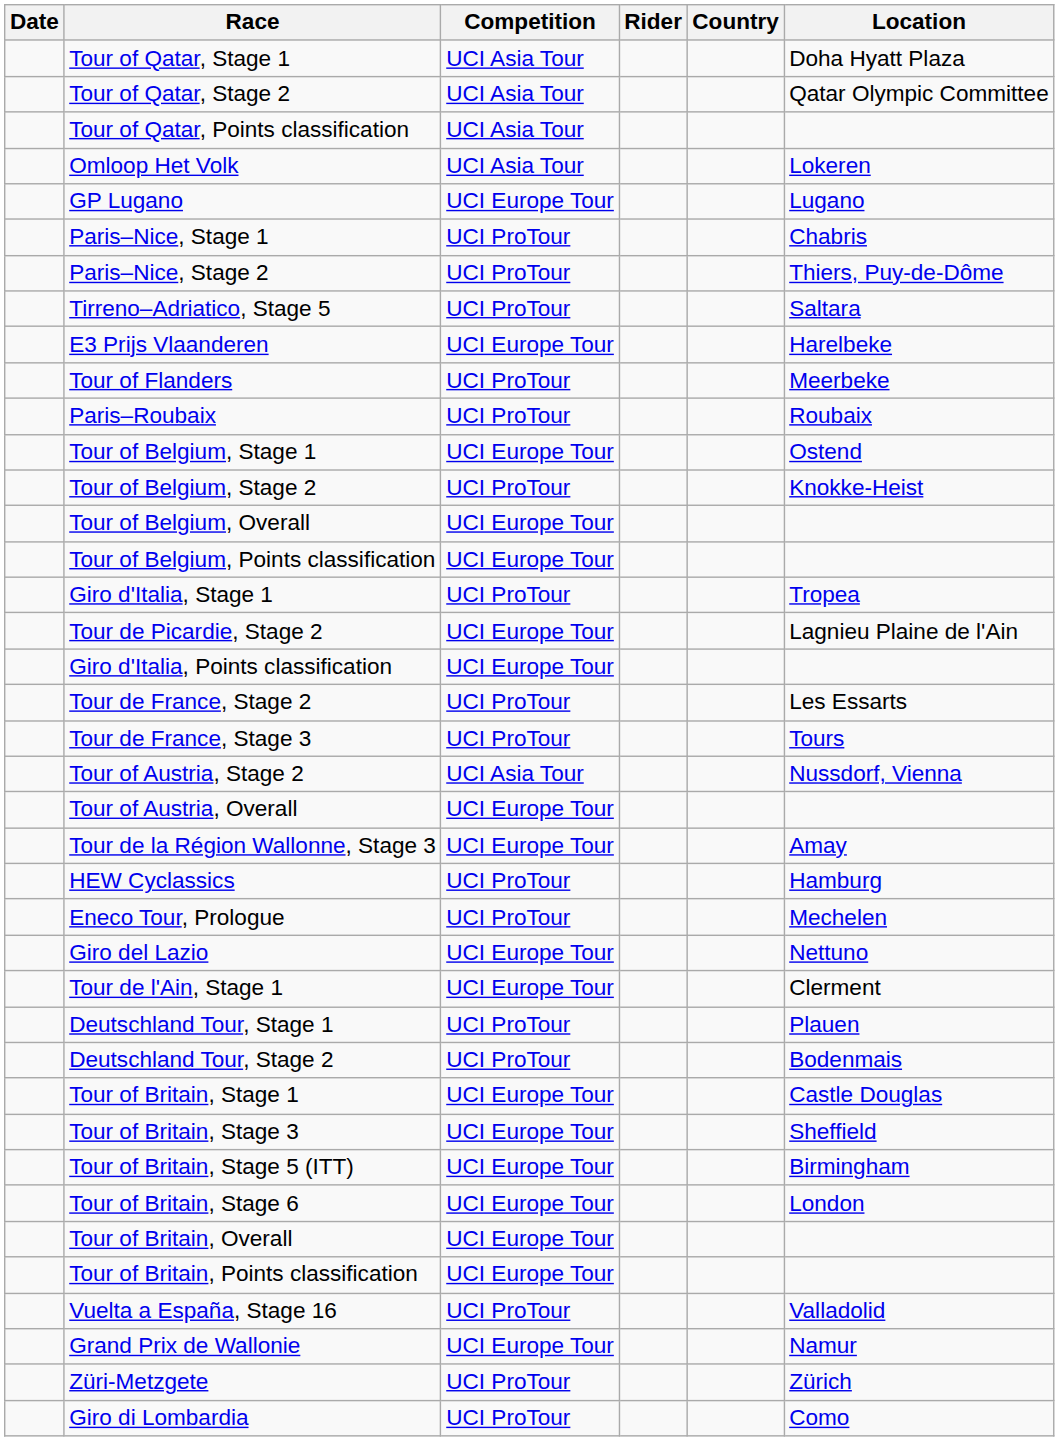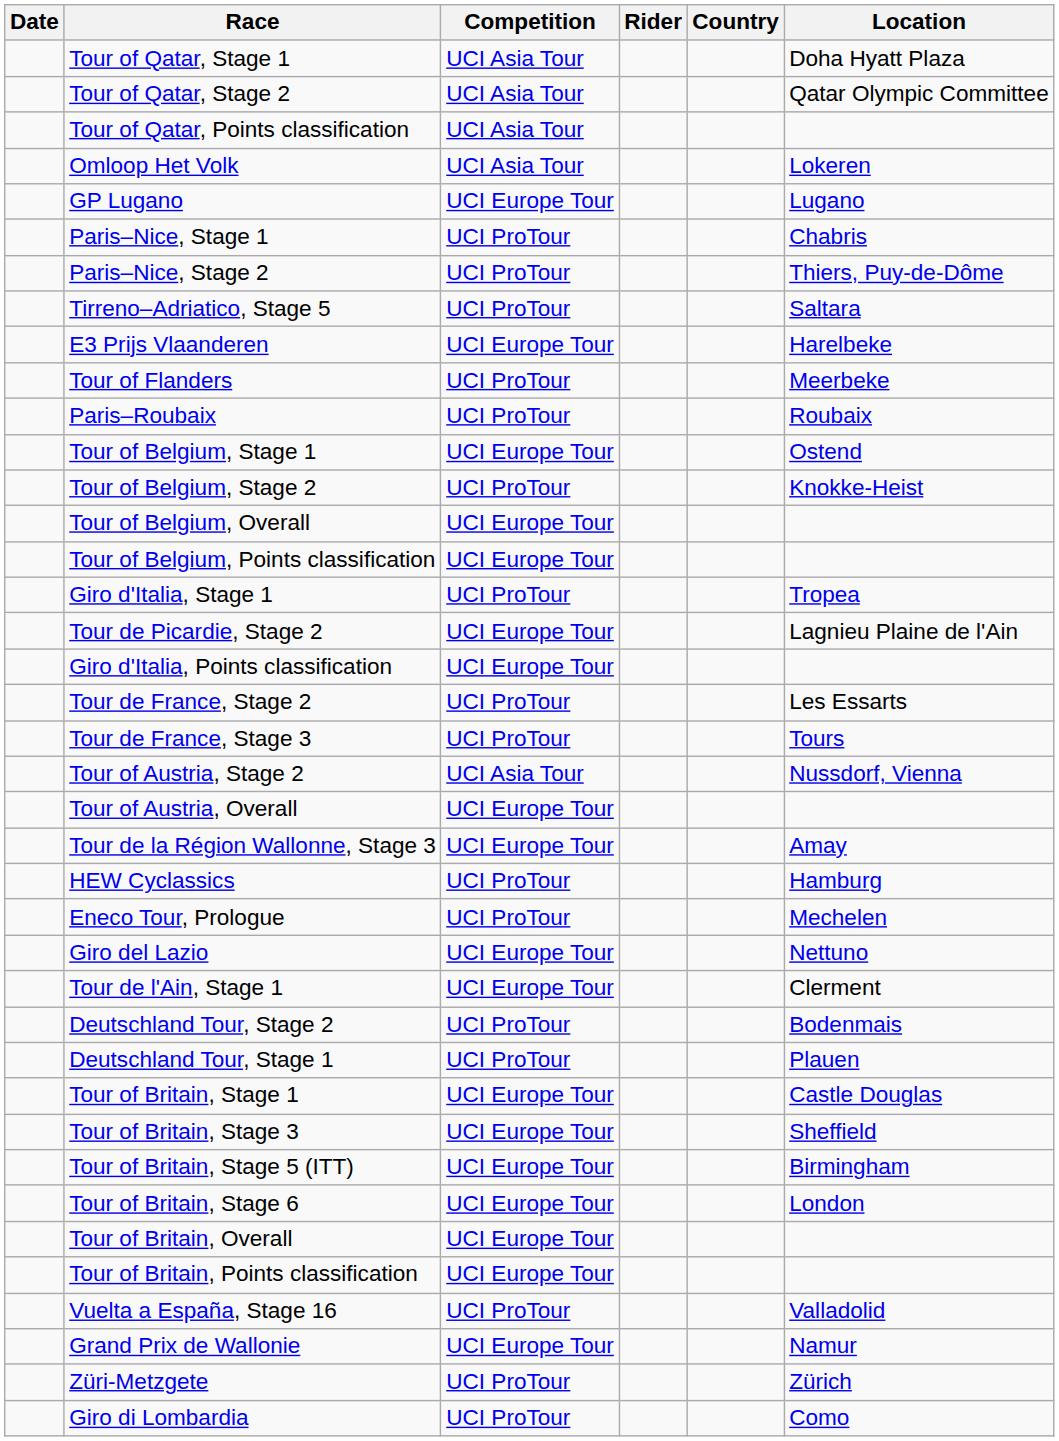rows swapped: (201, 1024) <-> (201, 1059)
